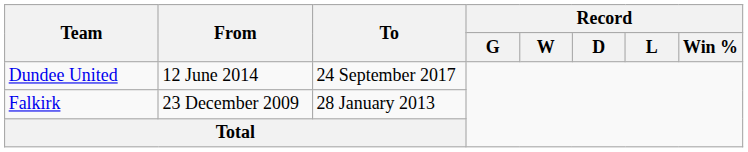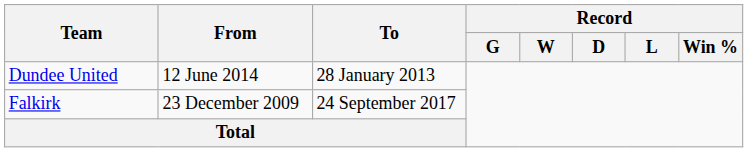(386, 75) 24 September 2017 -> (376, 75) 28 January 2013
(376, 103) 28 January 2013 -> (386, 103) 24 September 2017
